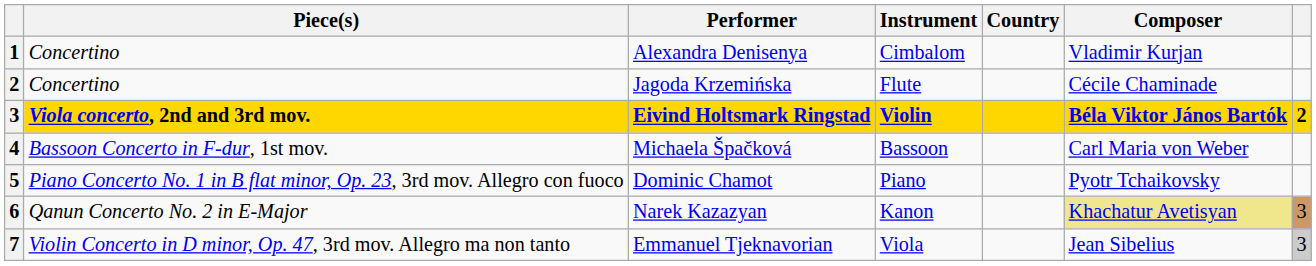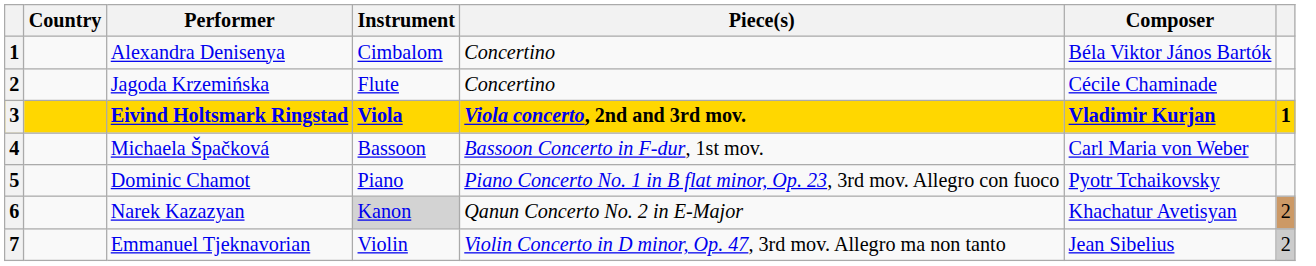columns swapped: (1023, 20) <-> (326, 20)
(1136, 52) Vladimir Kurjan -> (1170, 52) Béla Viktor János Bartók
(906, 116) Violin -> (380, 116) Viola
(1178, 116) Béla Viktor János Bartók -> (1142, 116) Vladimir Kurjan
(1302, 116) 2 -> (1286, 116) 1
(907, 212) no background -> (384, 212) lightgrey background
(1153, 212) khaki background -> (1153, 212) no background
(1302, 212) 3 -> (1286, 212) 2
(902, 244) Viola -> (383, 244) Violin
(1302, 244) 3 -> (1286, 244) 2
